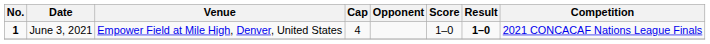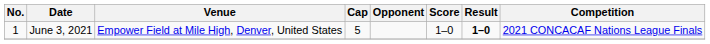(16, 30) bold -> (16, 30) normal
(358, 30) 4 -> (358, 30) 5
